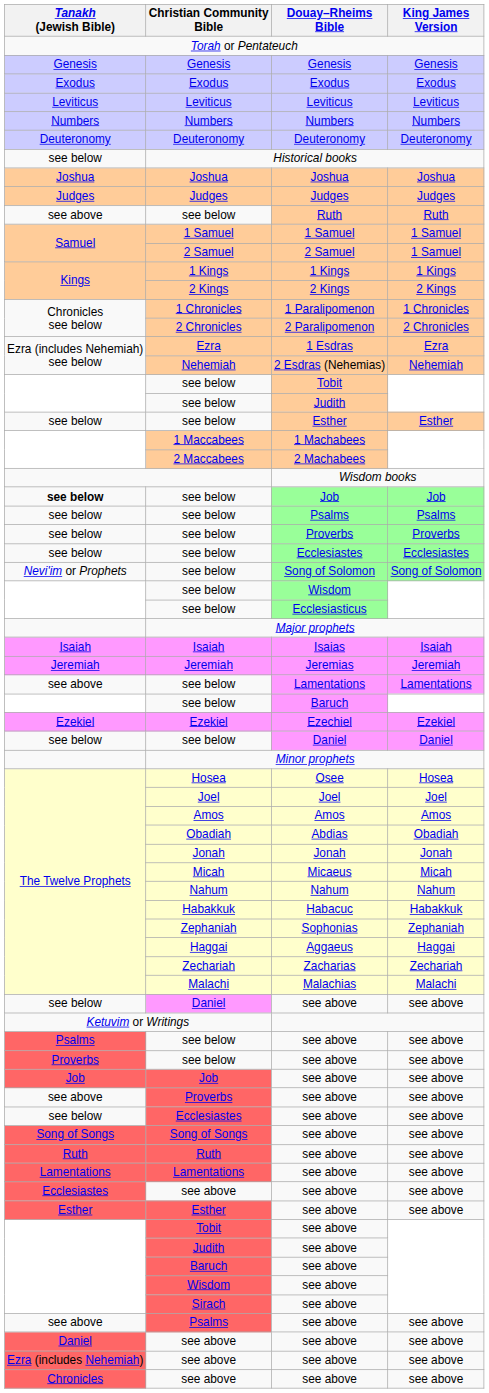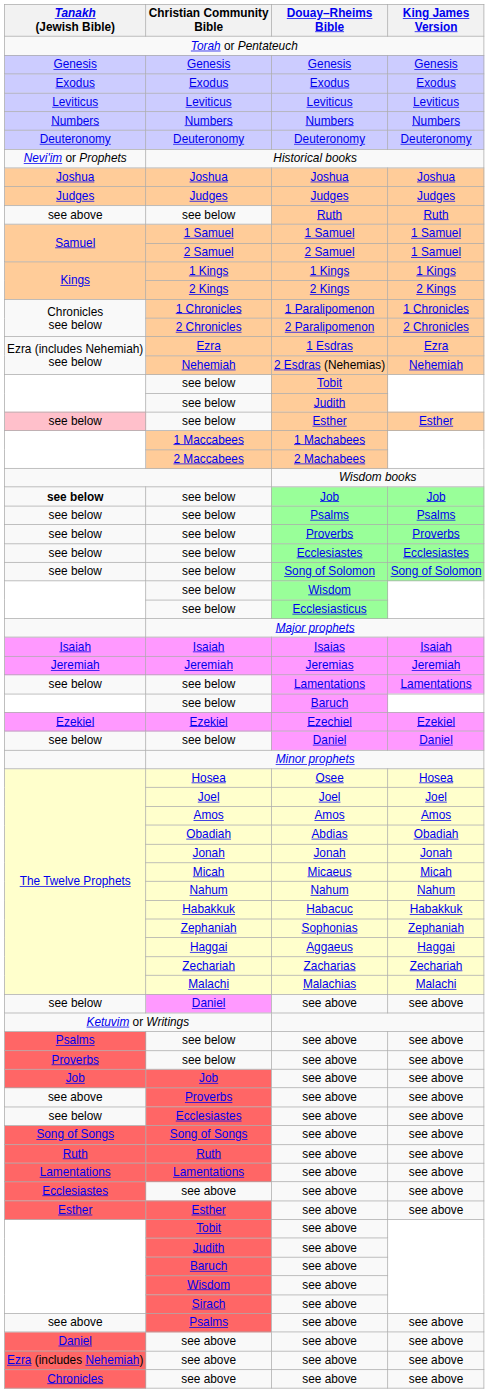(75, 158) see below -> (75, 158) Nevi'im or Prophets
(75, 421) no background -> (75, 421) pink background
(75, 571) Nevi'im or Prophets -> (75, 571) see below
(75, 684) see above -> (75, 684) see below
